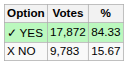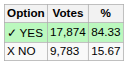(68, 32) 17,872 -> (68, 32) 17,874
